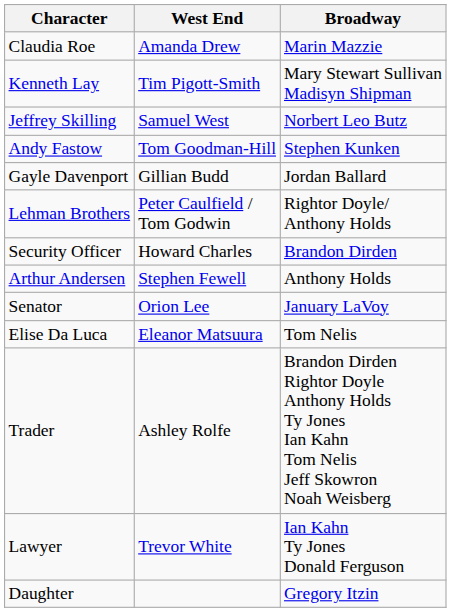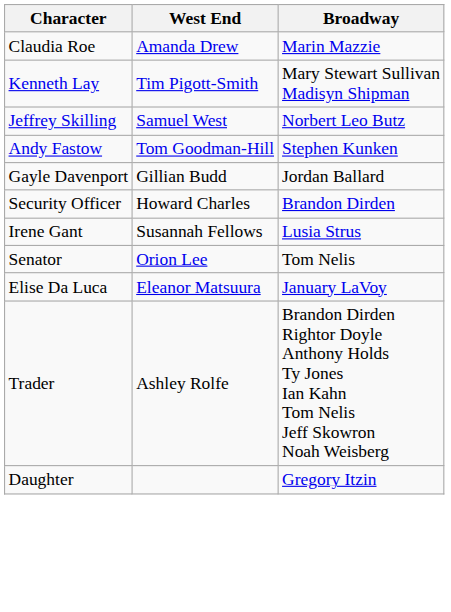- row: (69, 213)
+ row: (46, 231)
- row: (67, 278)
(336, 306) January LaVoy -> (318, 259) Tom Nelis
(320, 334) Tom Nelis -> (334, 286) January LaVoy
- row: (35, 546)
